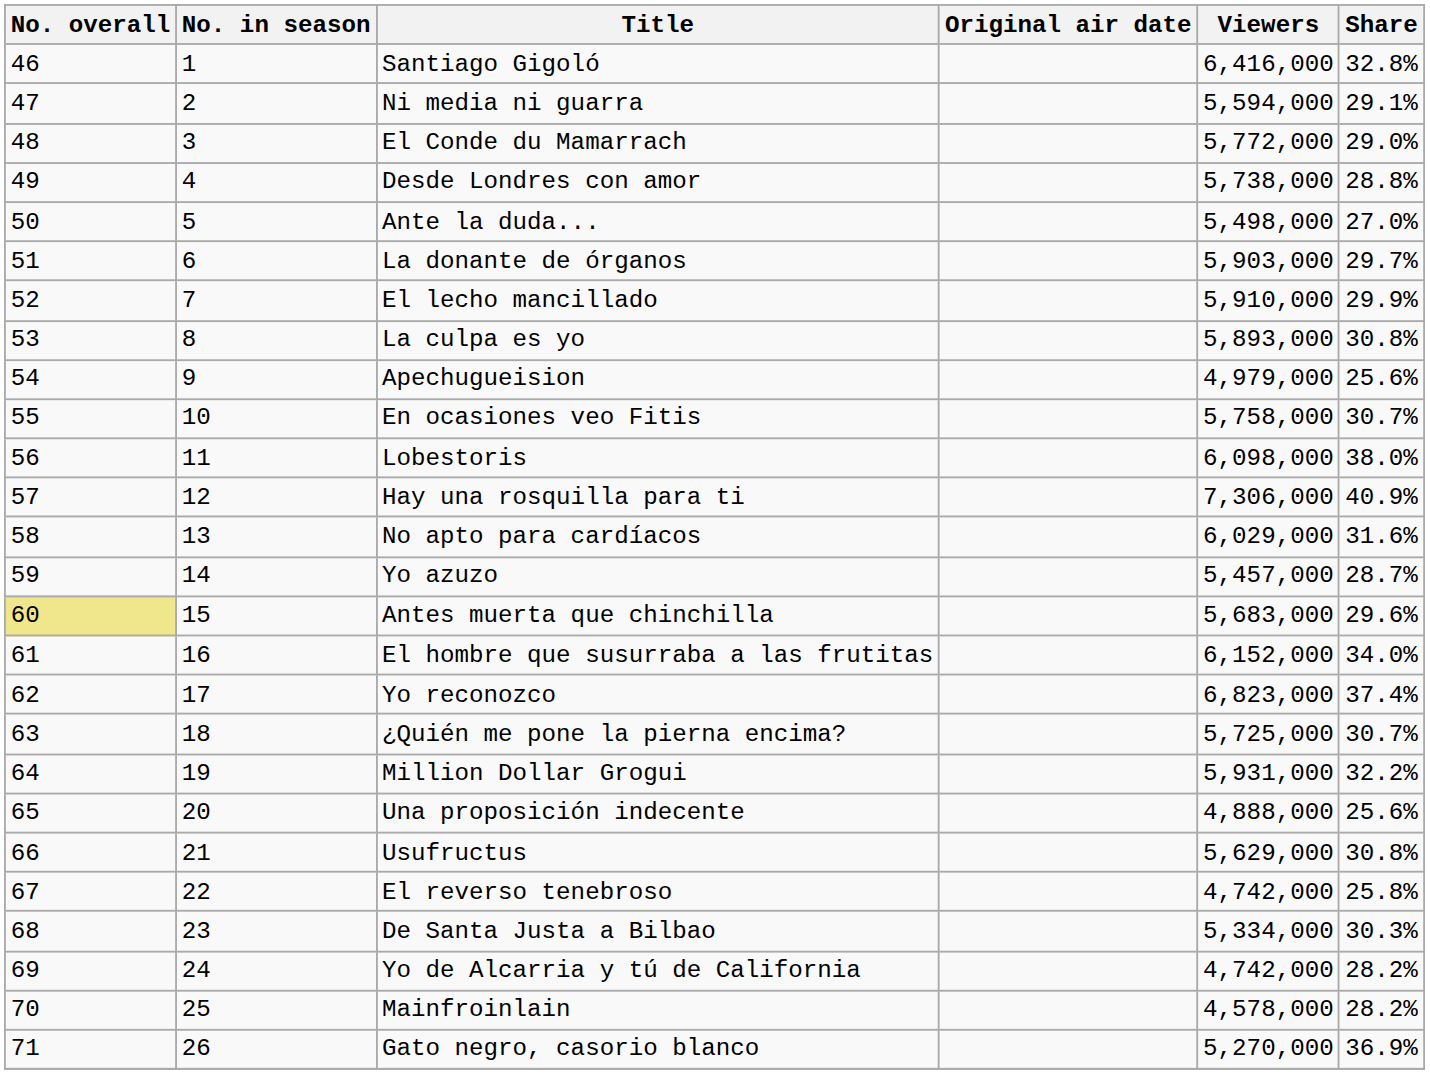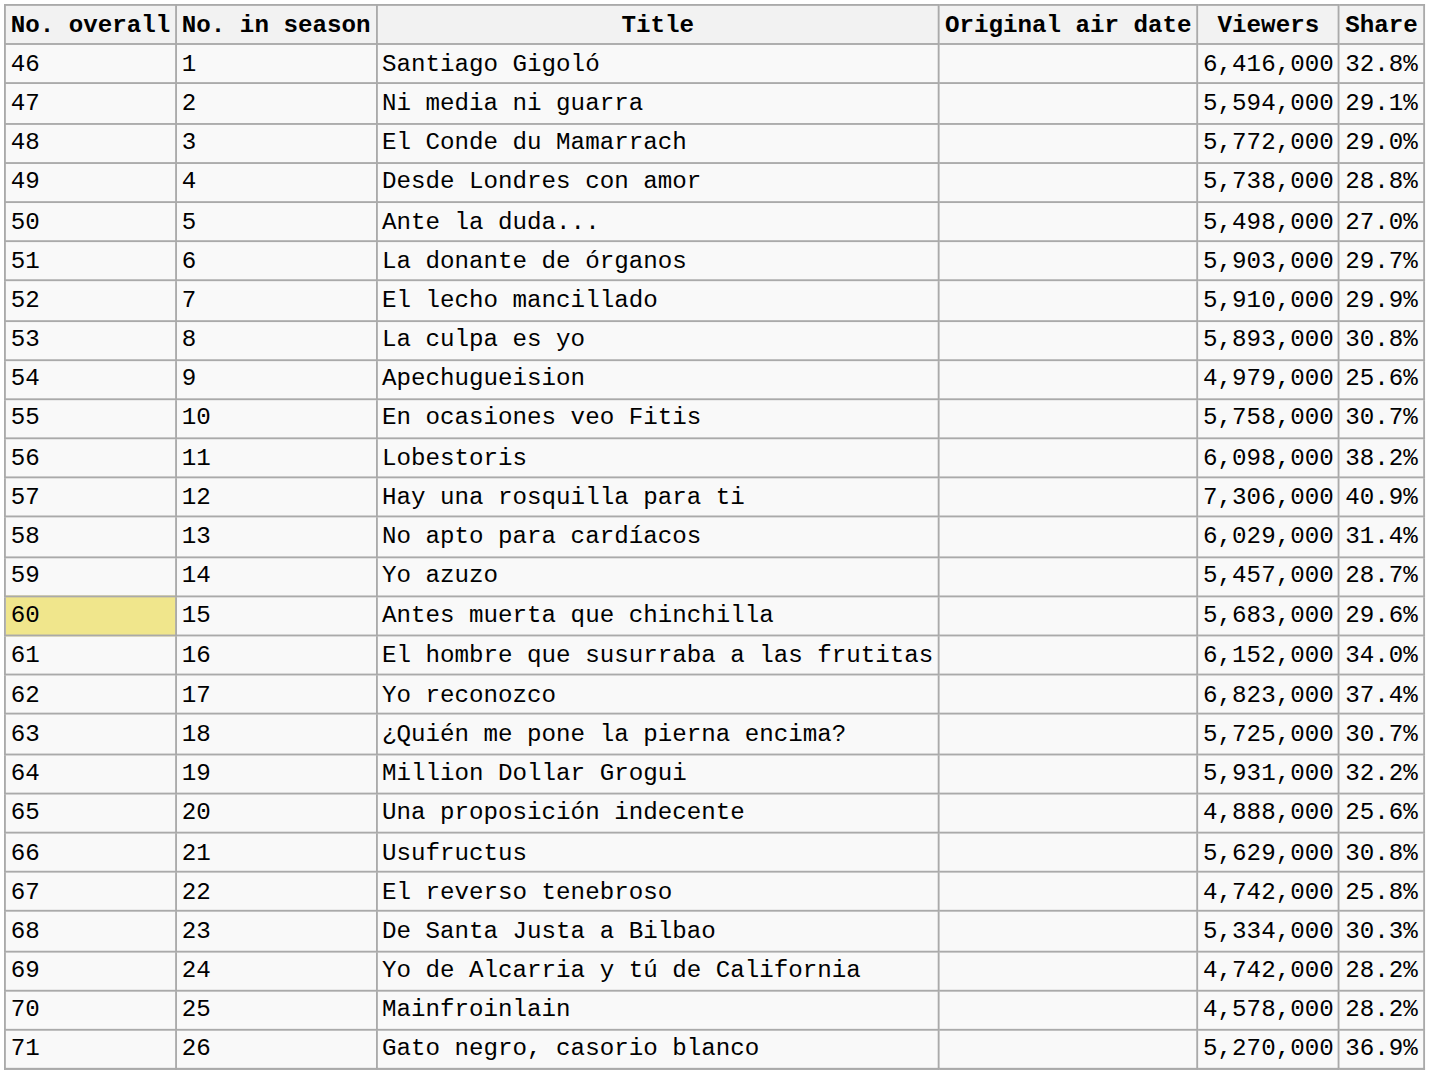(1381, 458) 38.0% -> (1381, 458) 38.2%
(1381, 537) 31.6% -> (1381, 537) 31.4%
